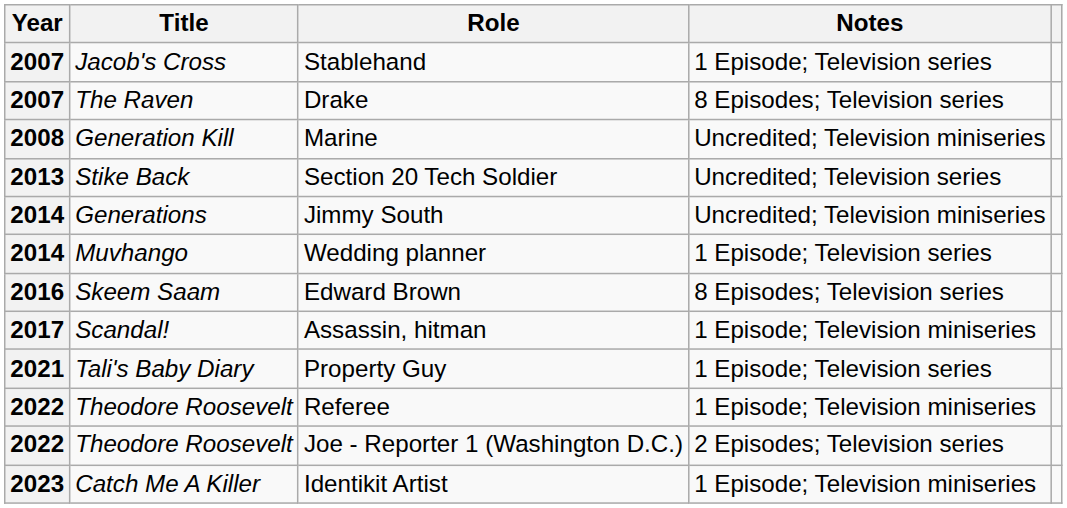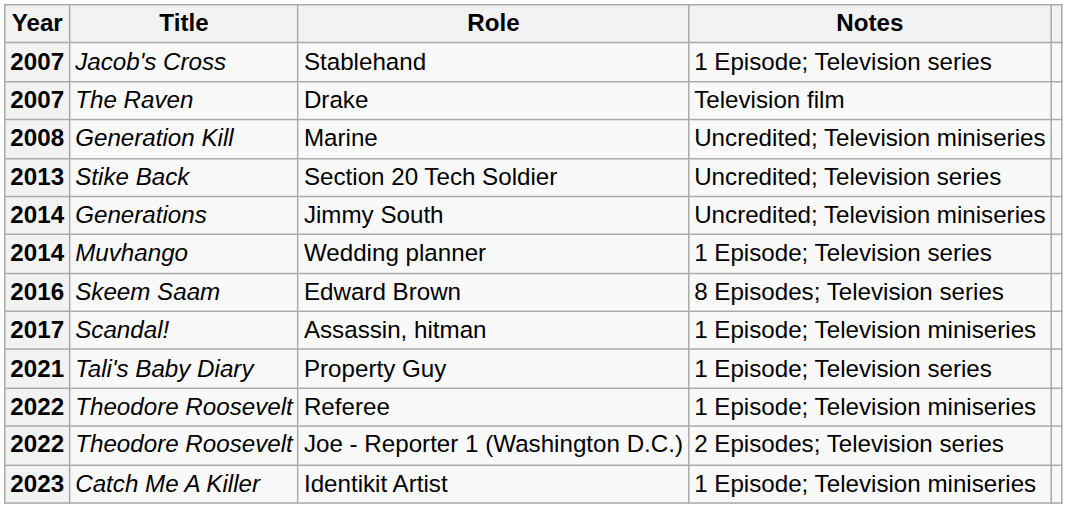(849, 100) 8 Episodes; Television series -> (769, 100) Television film
